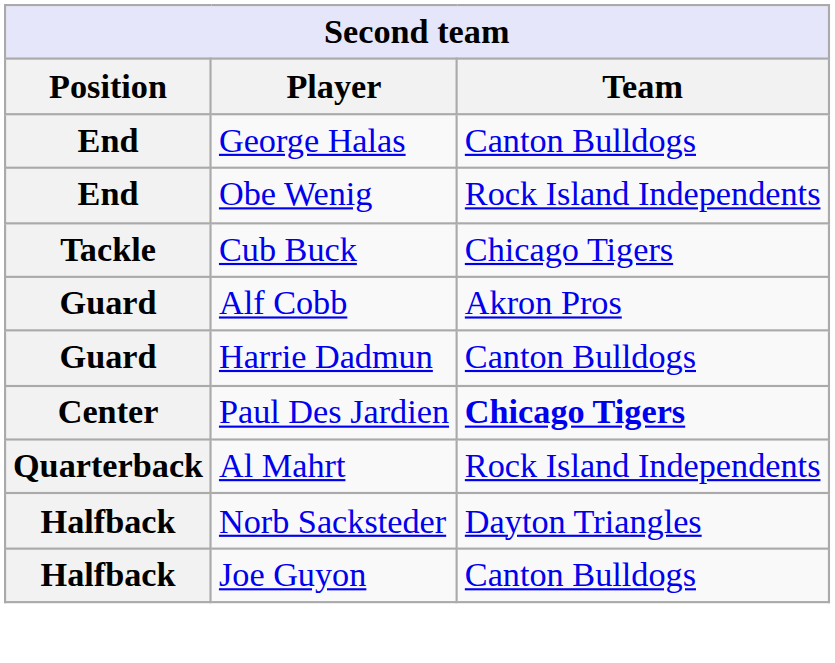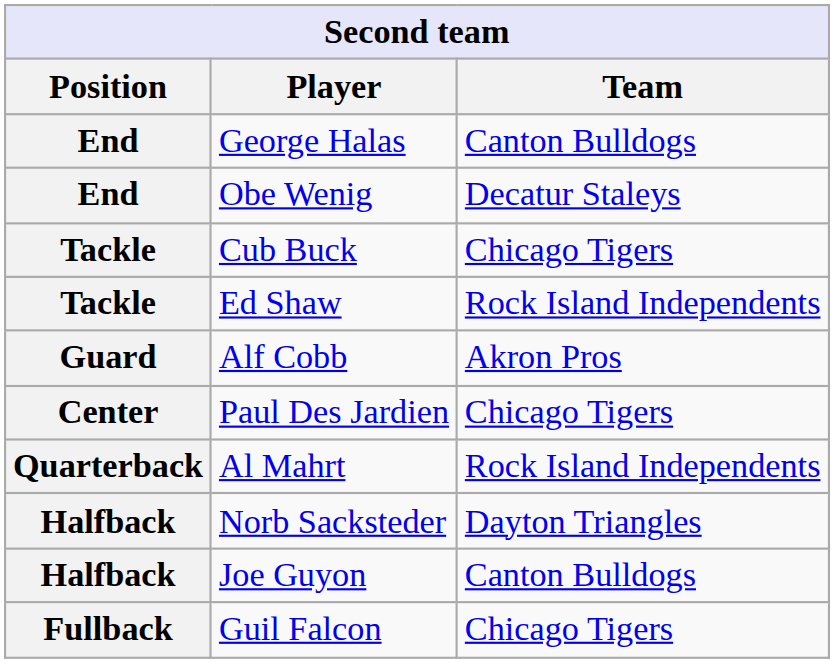(643, 194) Rock Island Independents -> (573, 194) Decatur Staleys
+ row: (280, 303)
- row: (326, 357)
(575, 411) bold -> (569, 411) normal
+ row: (300, 628)
